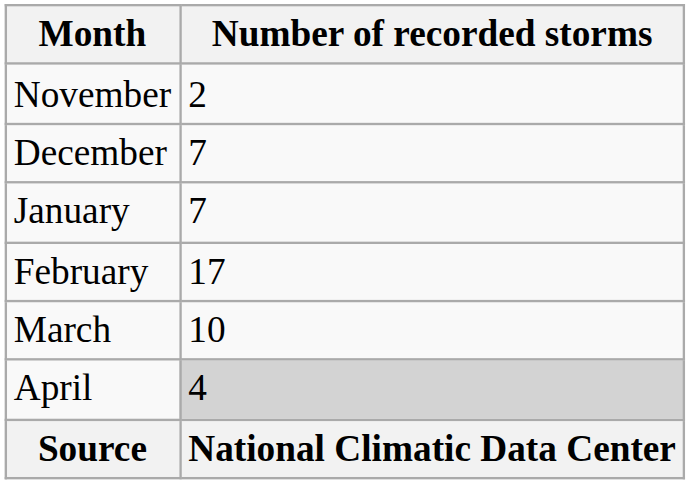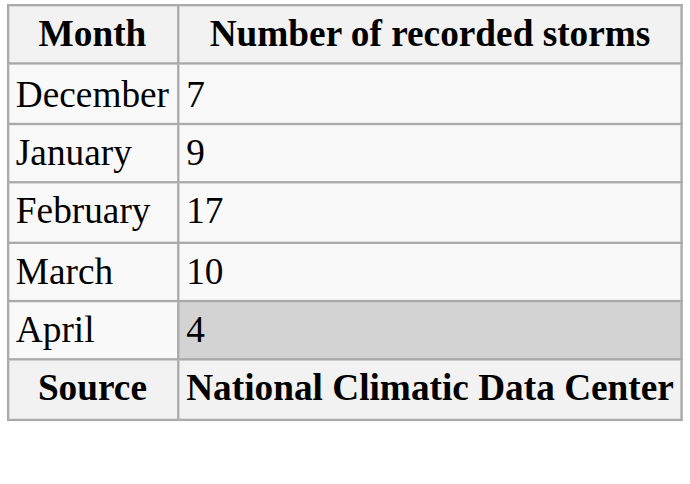- row: (92, 93)
(198, 211) 7 -> (196, 152) 9
